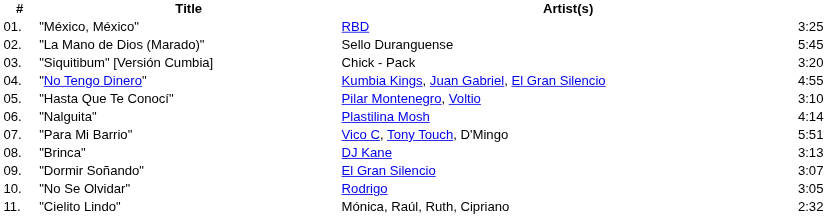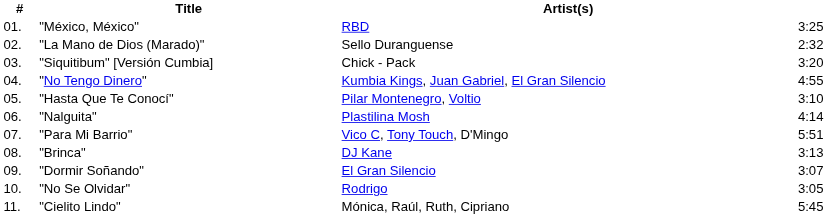(811, 45) 5:45 -> (811, 45) 2:32
(811, 207) 2:32 -> (811, 207) 5:45
